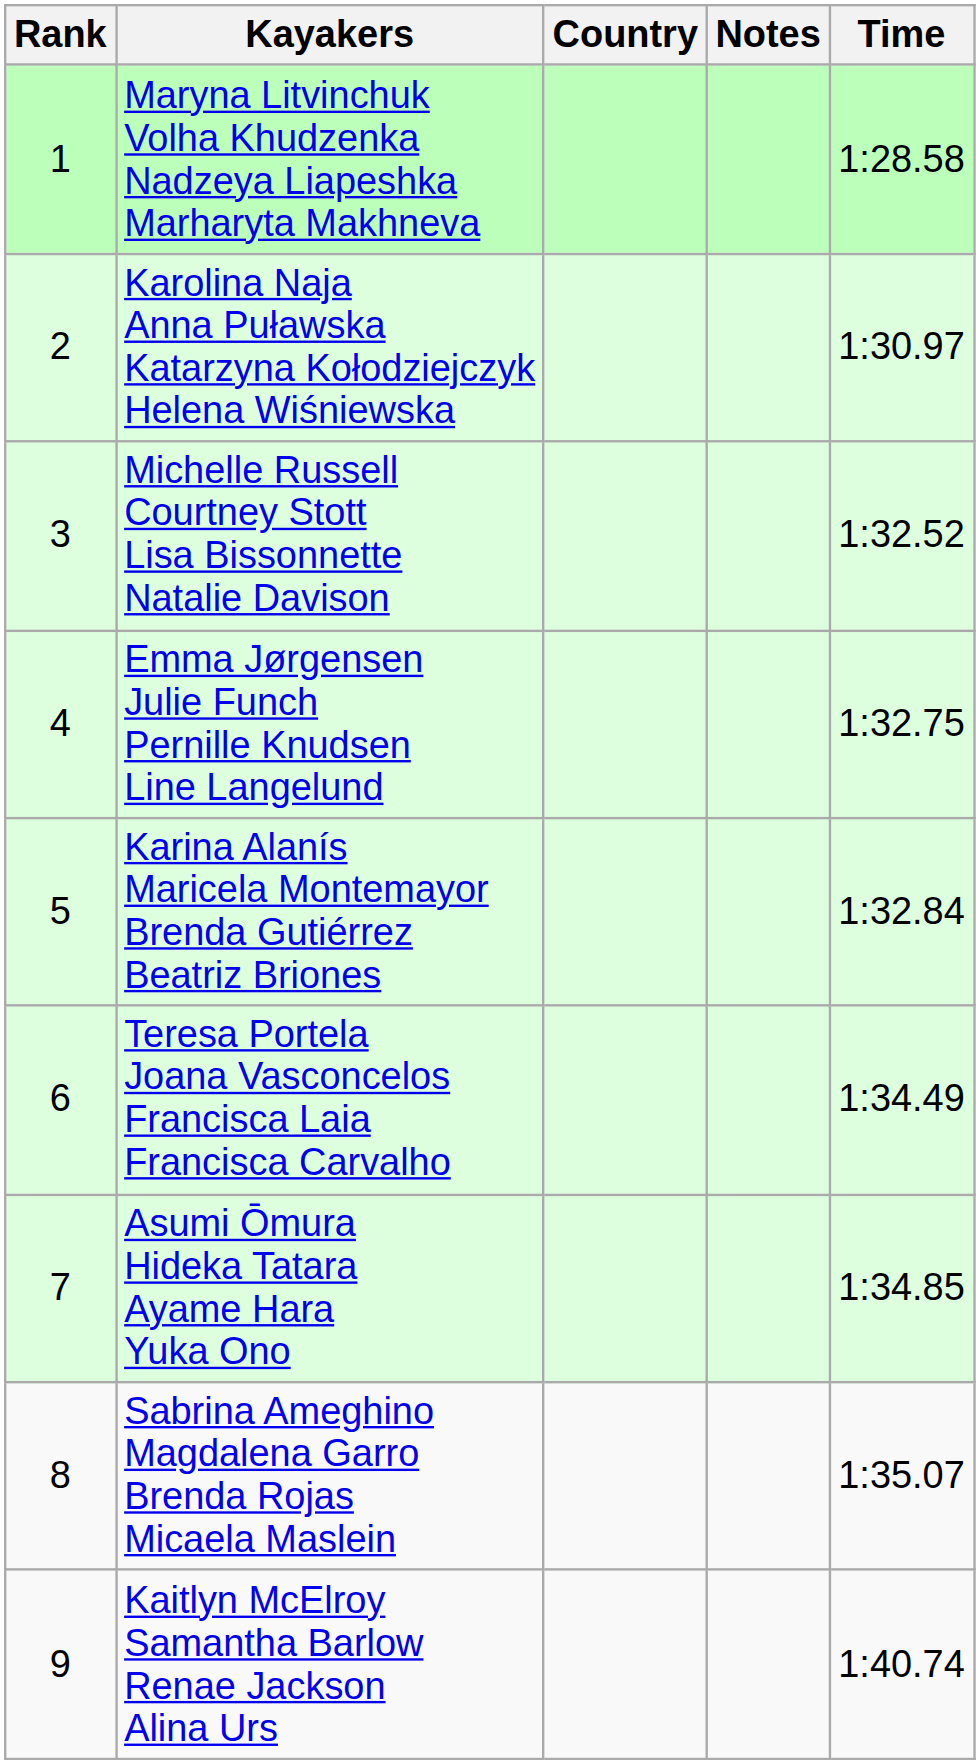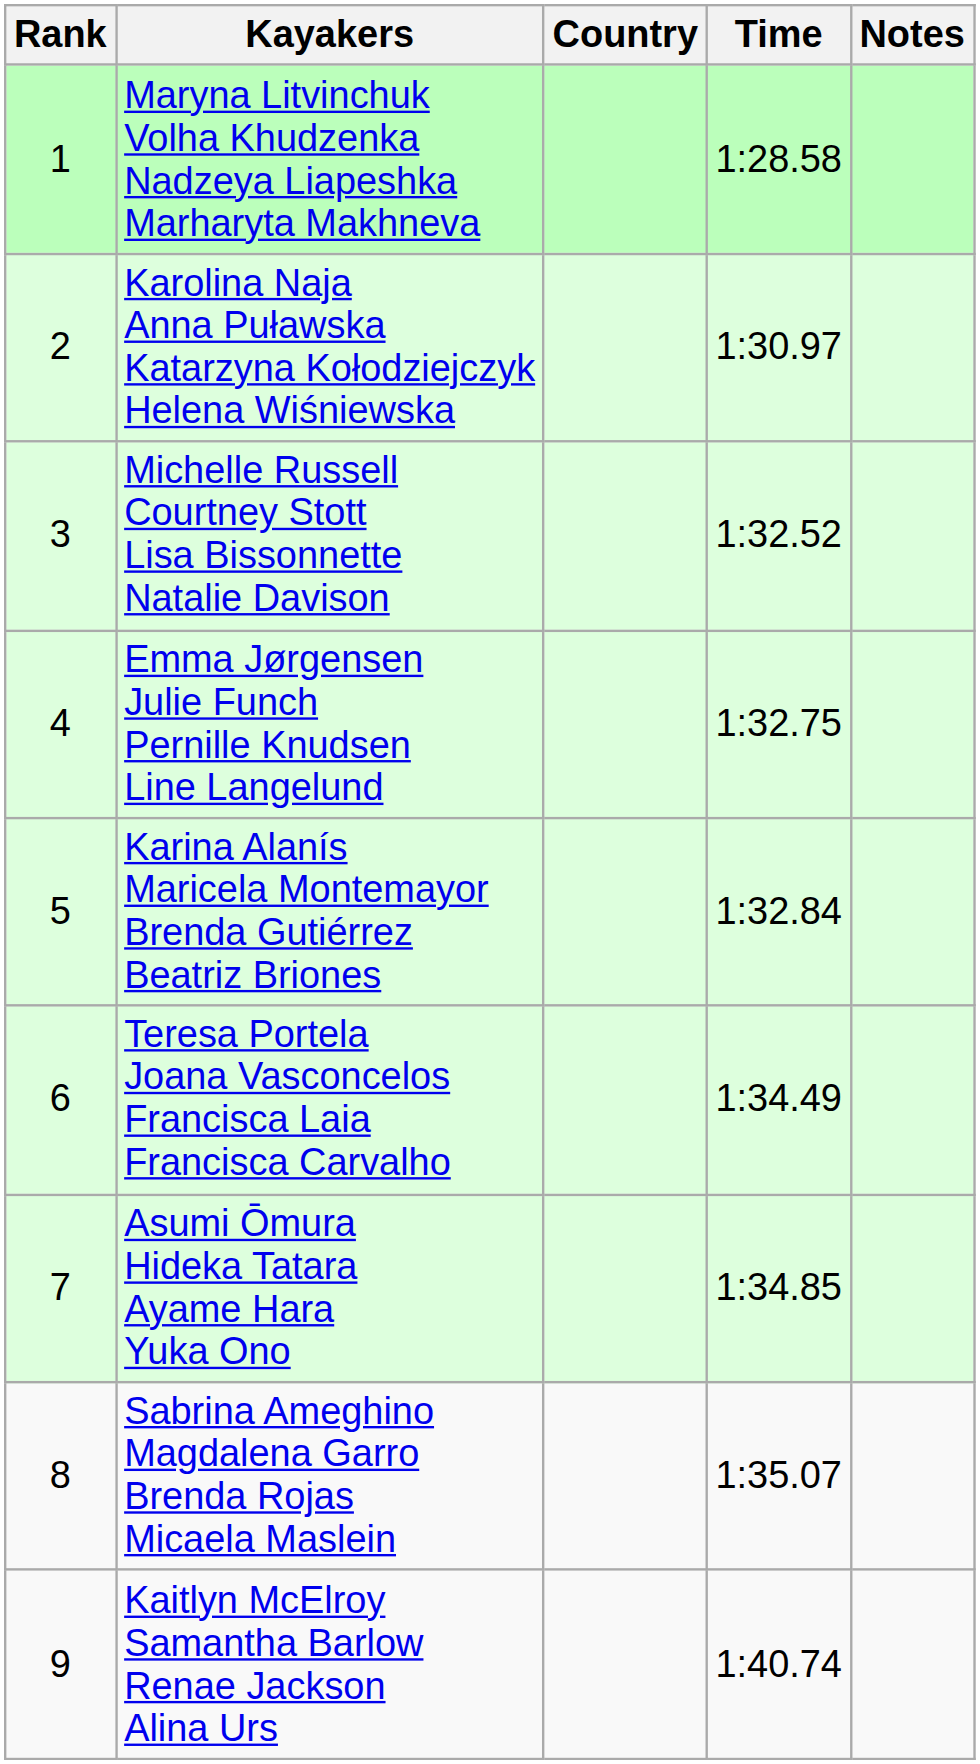columns swapped: (902, 34) <-> (768, 34)
